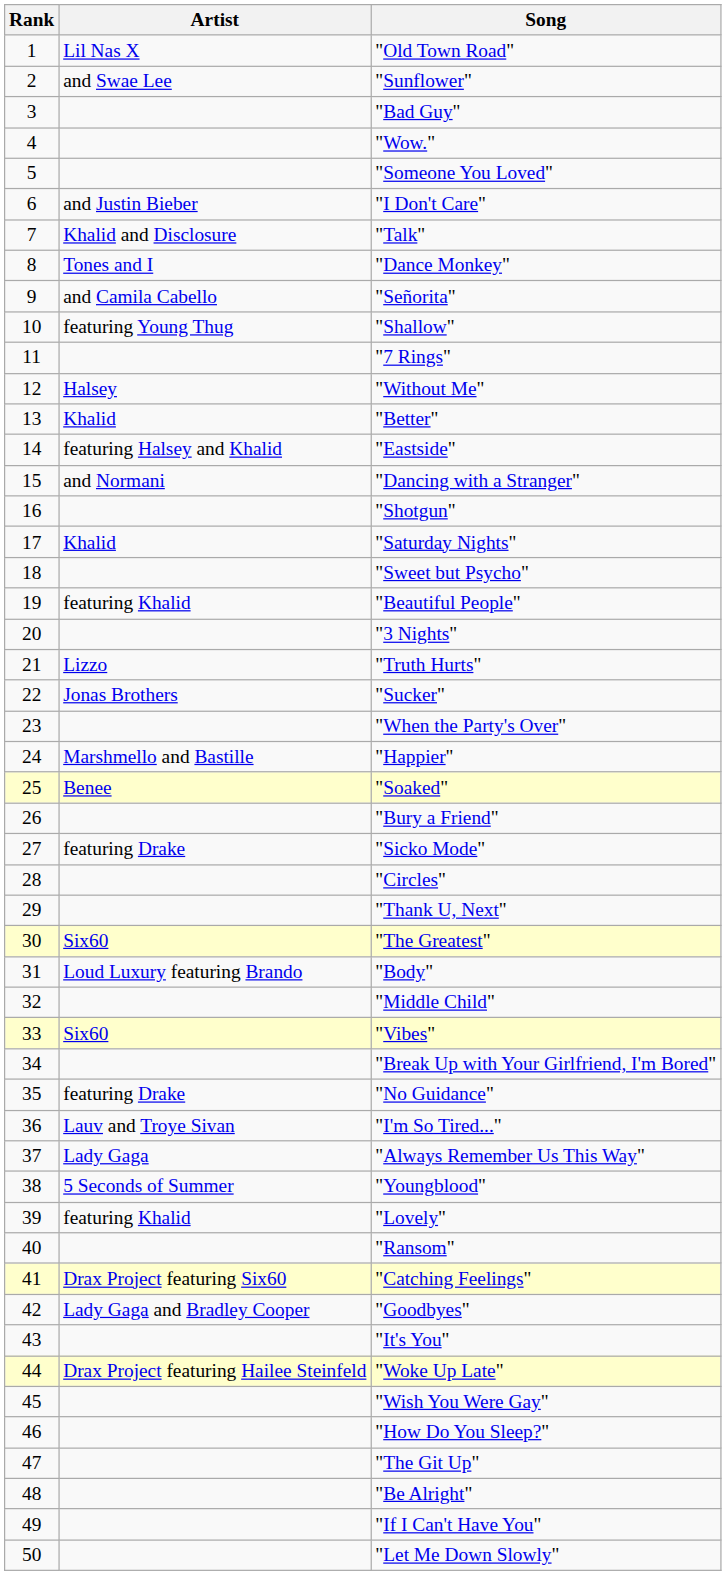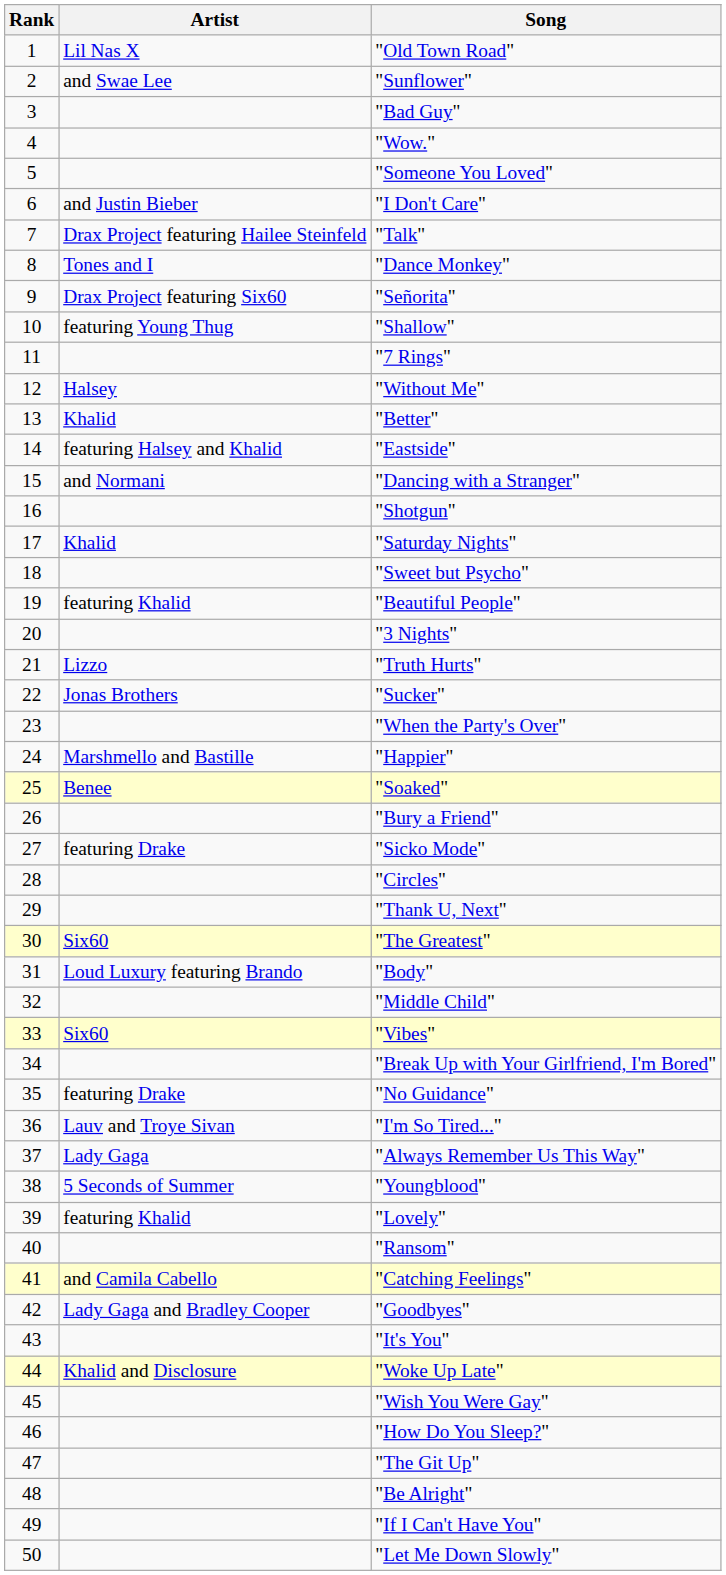(150, 234) Khalid and Disclosure -> (215, 234) Drax Project featuring Hailee Steinfeld
(140, 296) and Camila Cabello -> (175, 296) Drax Project featuring Six60
(175, 1278) Drax Project featuring Six60 -> (140, 1278) and Camila Cabello
(215, 1370) Drax Project featuring Hailee Steinfeld -> (150, 1370) Khalid and Disclosure
